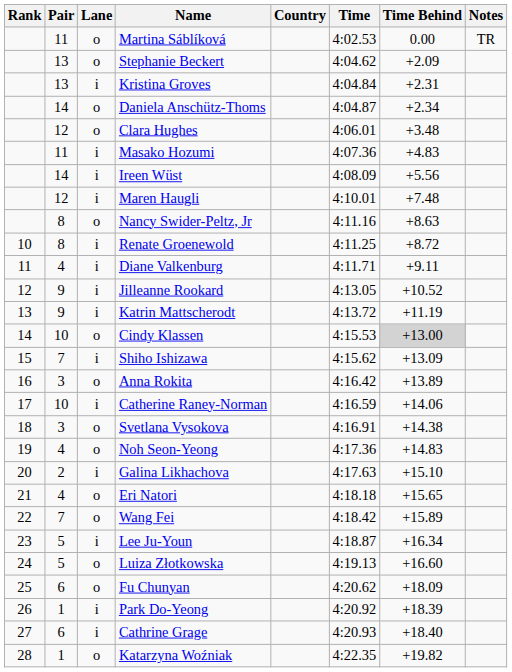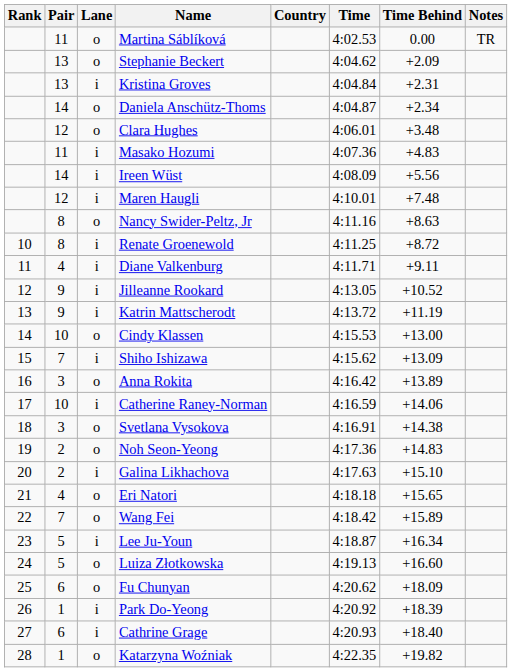(422, 335) lightgrey background -> (422, 335) no background
(61, 449) 4 -> (61, 449) 2
